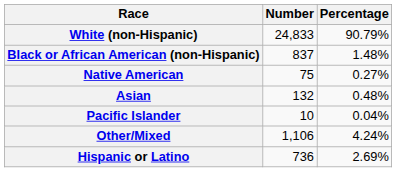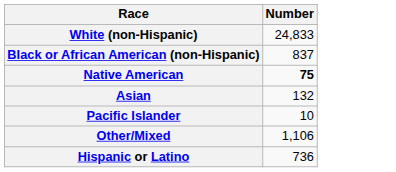- column: (354, 14)
(307, 75) normal -> (307, 75) bold
